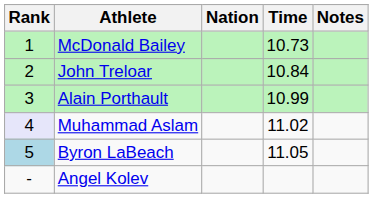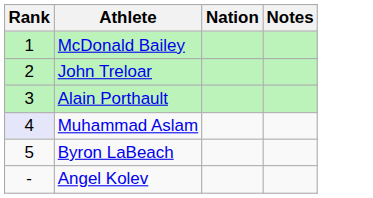- column: (288, 17)
(29, 152) lightblue background -> (29, 152) no background
